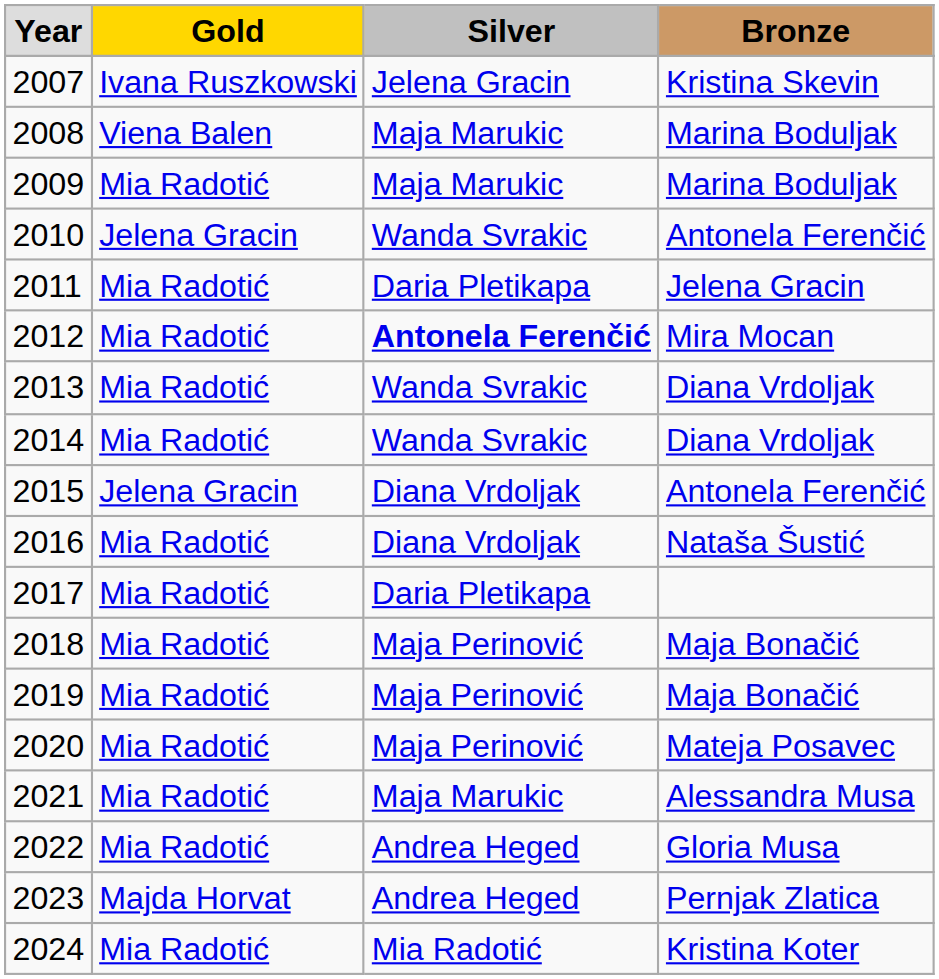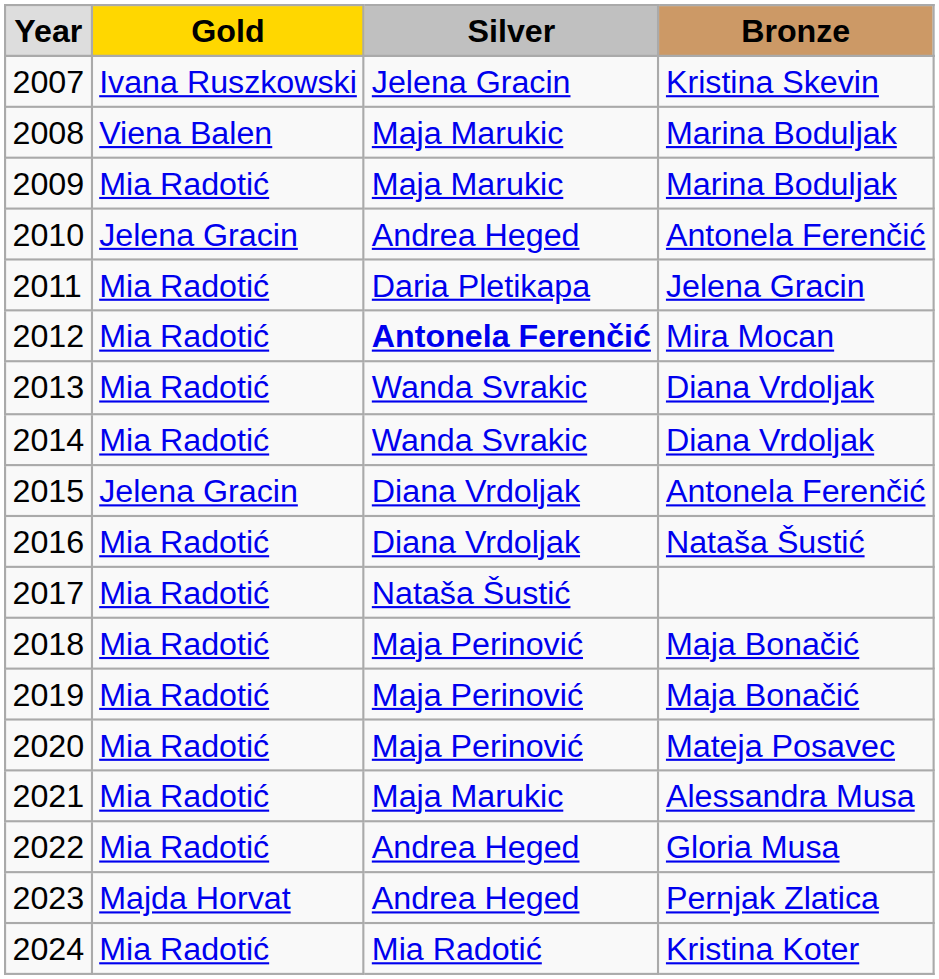(479, 235) Wanda Svrakic -> (476, 235) Andrea Heged
(481, 592) Daria Pletikapa -> (471, 592) Nataša Šustić
